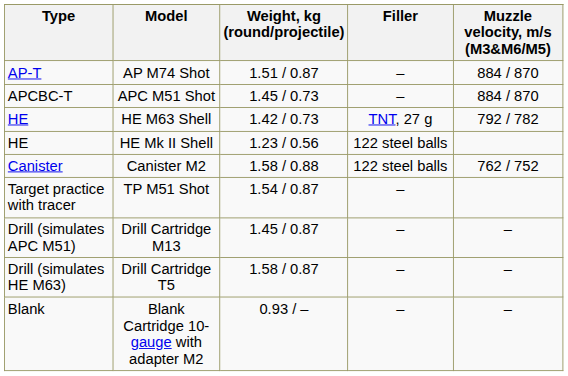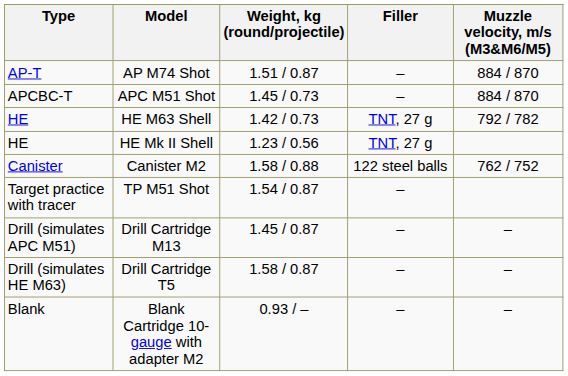(400, 142) 122 steel balls -> (400, 142) TNT, 27 g
